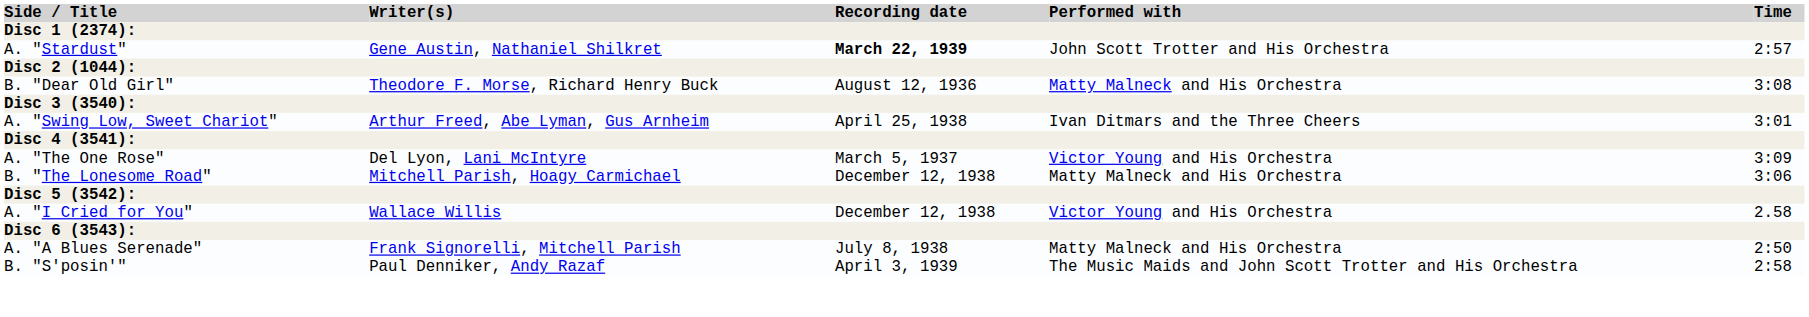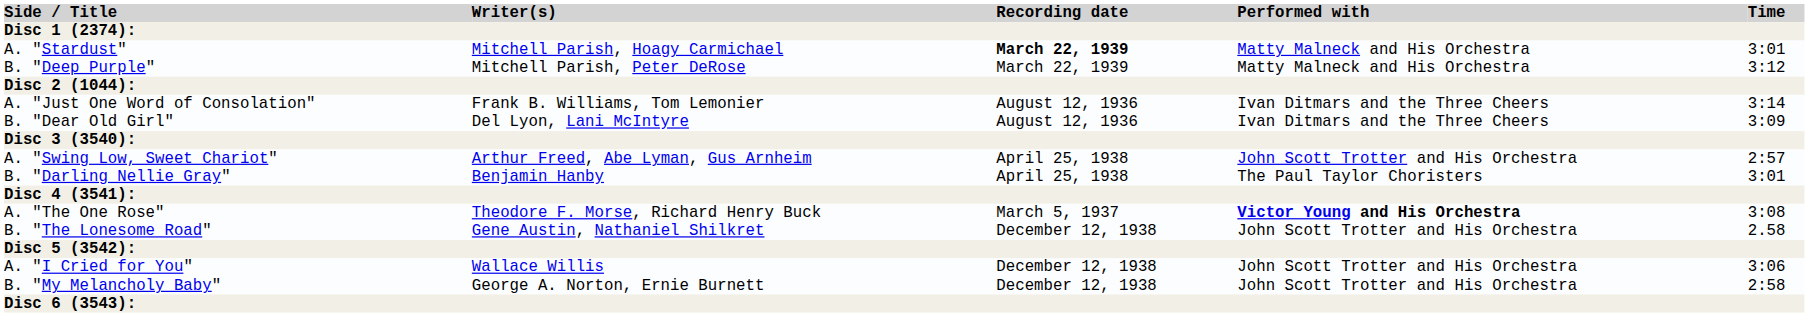(515, 49) Gene Austin, Nathaniel Shilkret -> (628, 49) Mitchell Parish, Hoagy Carmichael
(1219, 49) John Scott Trotter and His Orchestra -> (1384, 49) Matty Malneck and His Orchestra
(1773, 49) 2:57 -> (1767, 49) 3:01
+ row: (80, 68)
+ row: (160, 104)
(544, 86) Theodore F. Morse, Richard Henry Buck -> (580, 122) Del Lyon, Lani McIntyre
(1195, 86) Matty Malneck and His Orchestra -> (1393, 122) Ivan Ditmars and the Three Cheers
(1773, 86) 3:08 -> (1767, 122) 3:09
(1205, 122) Ivan Ditmars and the Three Cheers -> (1407, 158) John Scott Trotter and His Orchestra
(1773, 122) 3:01 -> (1767, 158) 2:57
+ row: (117, 176)
(478, 158) Del Lyon, Lani McIntyre -> (646, 213) Theodore F. Morse, Richard Henry Buck
(1191, 158) normal -> (1379, 213) bold
(1773, 158) 3:09 -> (1767, 213) 3:08
(525, 176) Mitchell Parish, Hoagy Carmichael -> (618, 231) Gene Austin, Nathaniel Shilkret
(1195, 176) Matty Malneck and His Orchestra -> (1407, 231) John Scott Trotter and His Orchestra
(1773, 176) 3:06 -> (1767, 231) 2.58
(1191, 213) Victor Young and His Orchestra -> (1407, 267) John Scott Trotter and His Orchestra
(1773, 213) 2.58 -> (1767, 267) 3:06
+ row: (113, 285)
- row: (103, 249)
- row: (65, 267)
